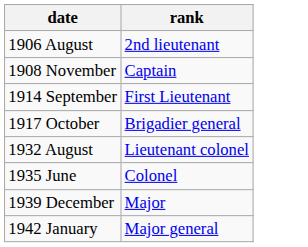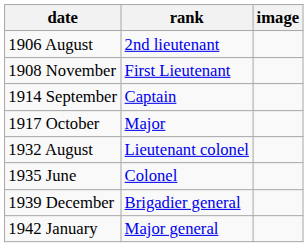+ column: (278, 17)
(151, 70) Captain -> (178, 70) First Lieutenant
(178, 96) First Lieutenant -> (151, 96) Captain
(183, 123) Brigadier general -> (145, 123) Major
(145, 202) Major -> (183, 202) Brigadier general
